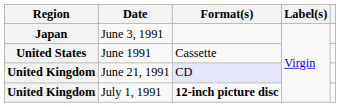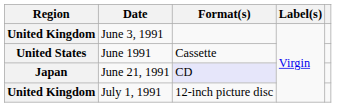(51, 33) Japan -> (51, 33) United Kingdom
(51, 72) United Kingdom -> (51, 72) Japan
(227, 92) bold -> (224, 92) normal
